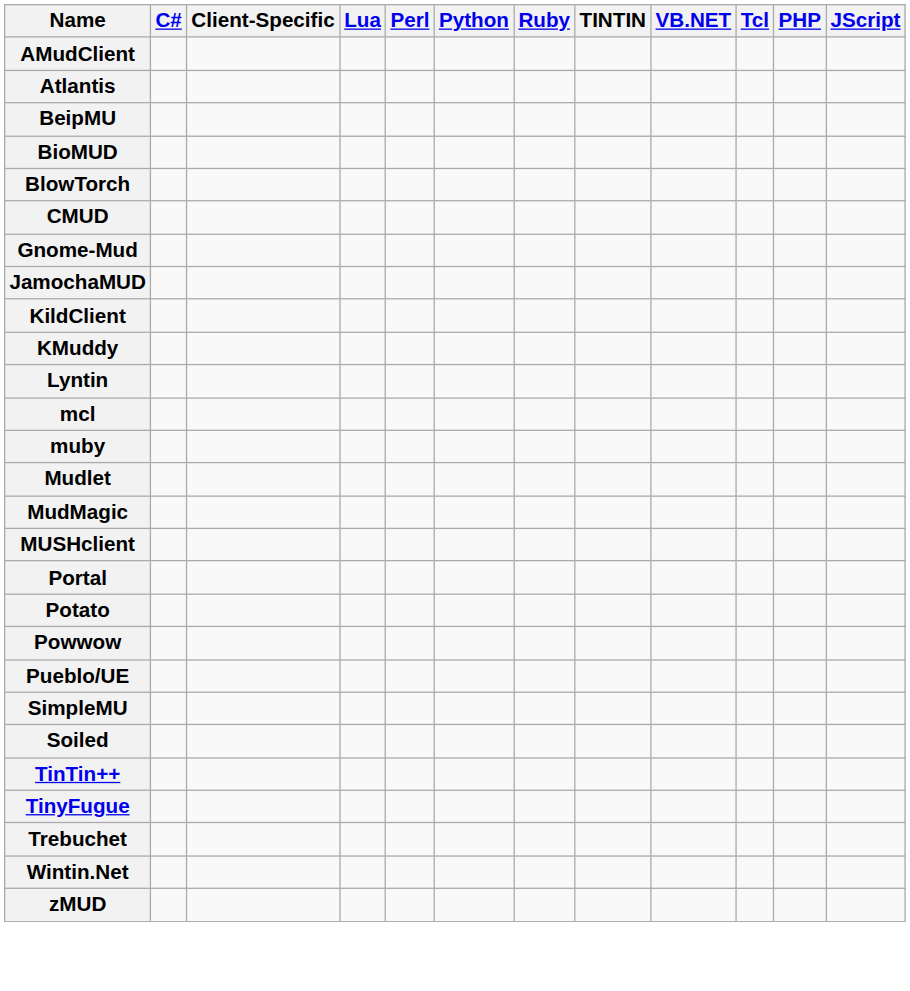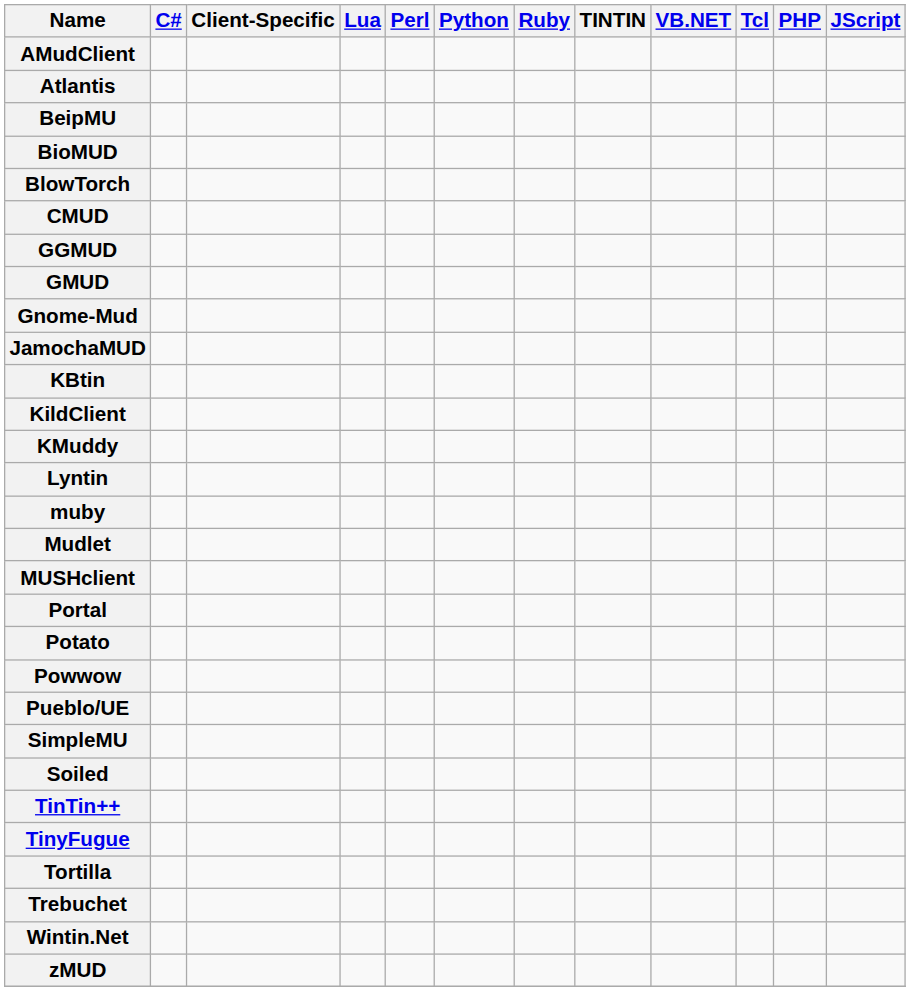+ row: (78, 250)
+ row: (78, 282)
+ row: (78, 380)
- row: (78, 413)
- row: (78, 511)
+ row: (78, 871)
